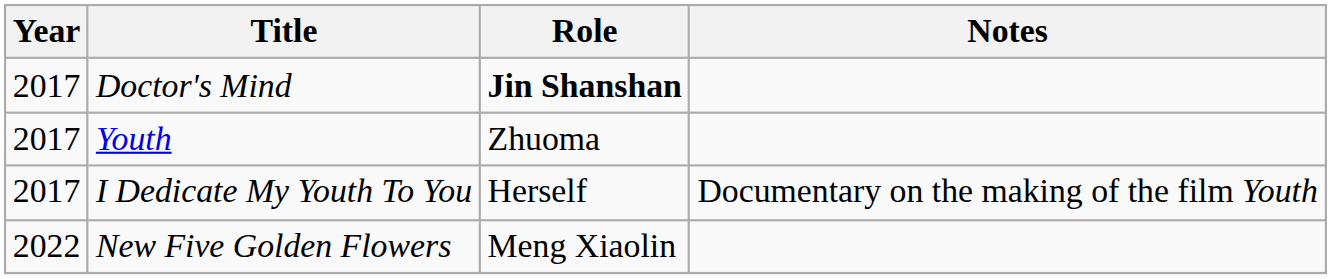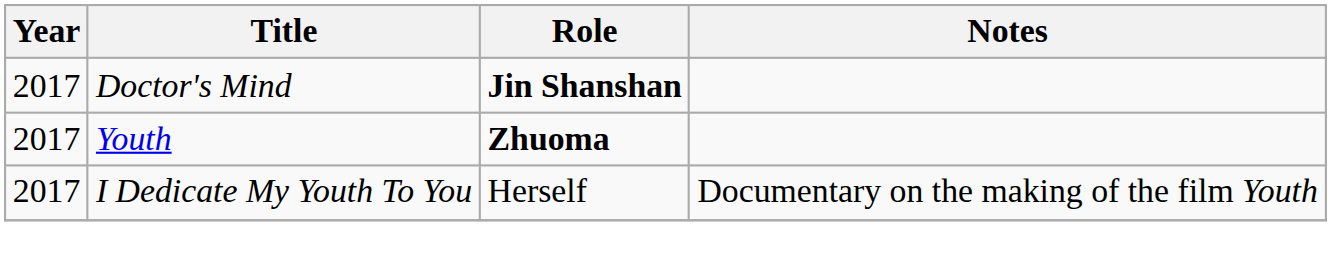(544, 138) normal -> (549, 138) bold
- row: (274, 245)
